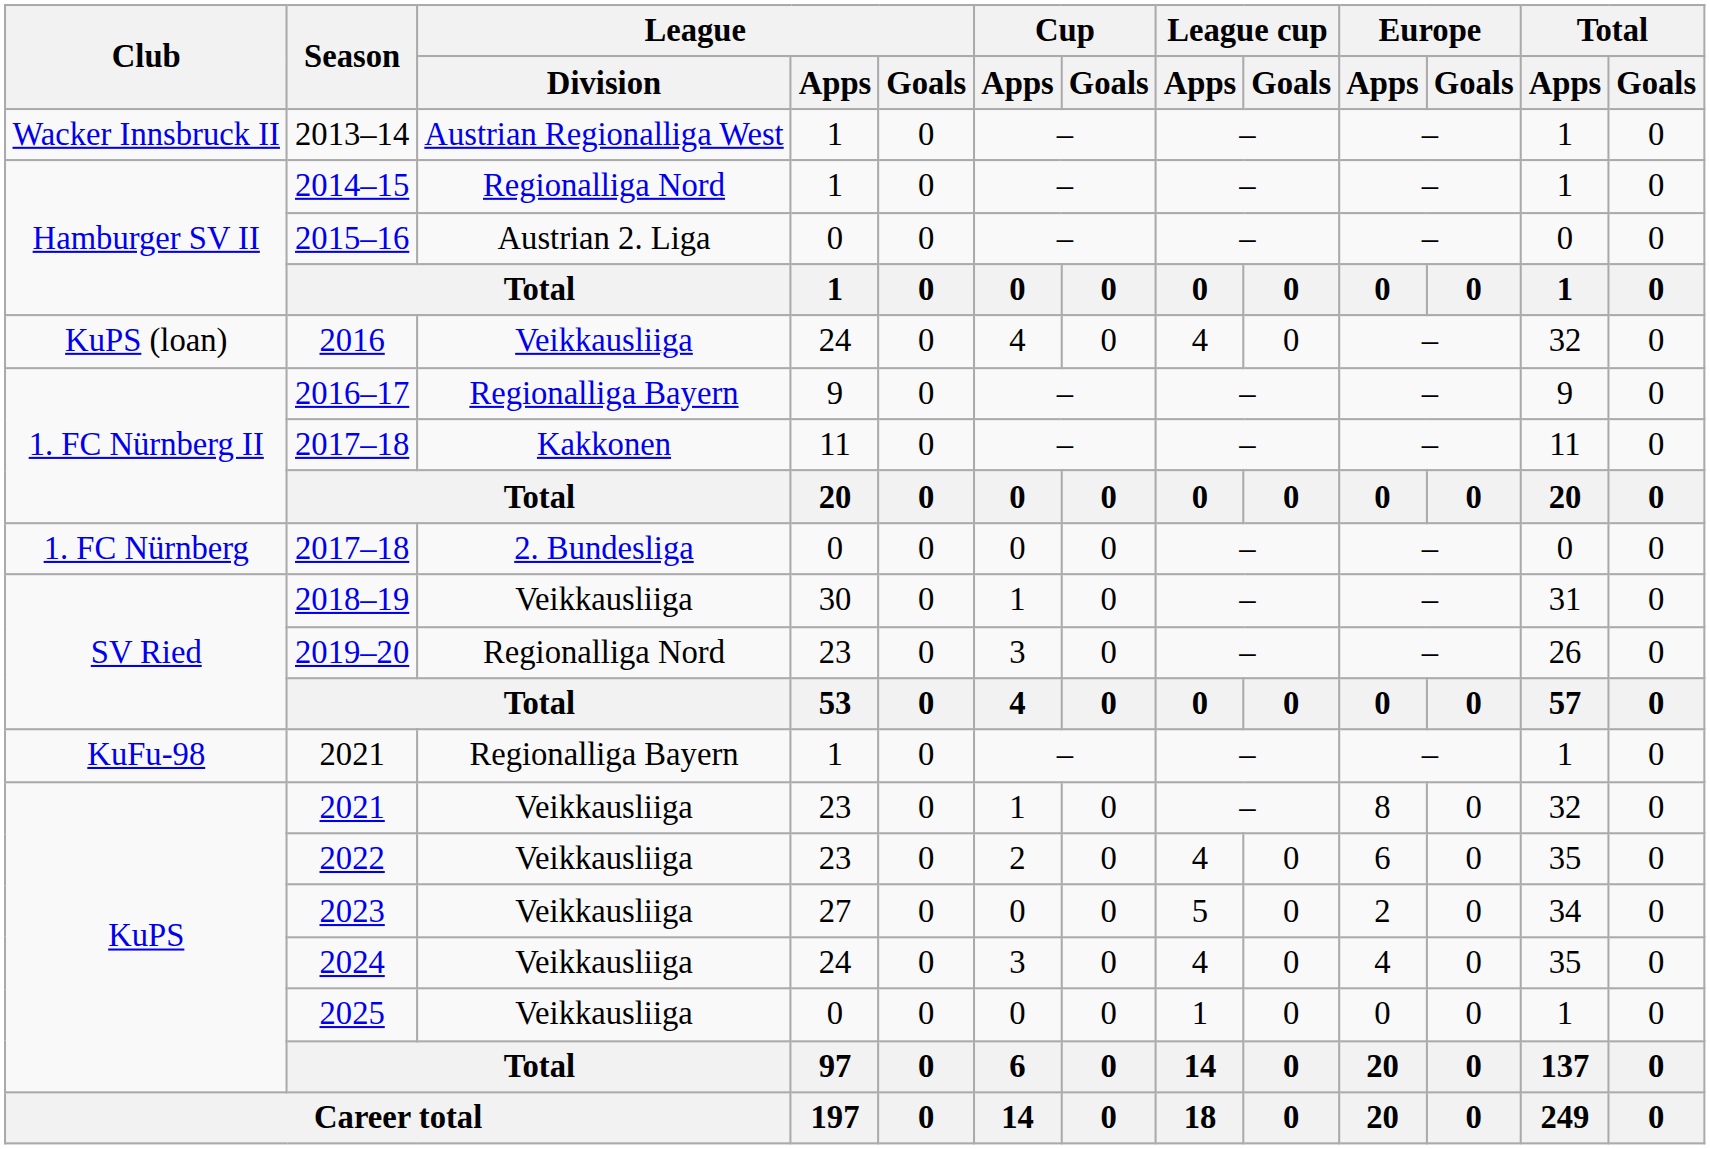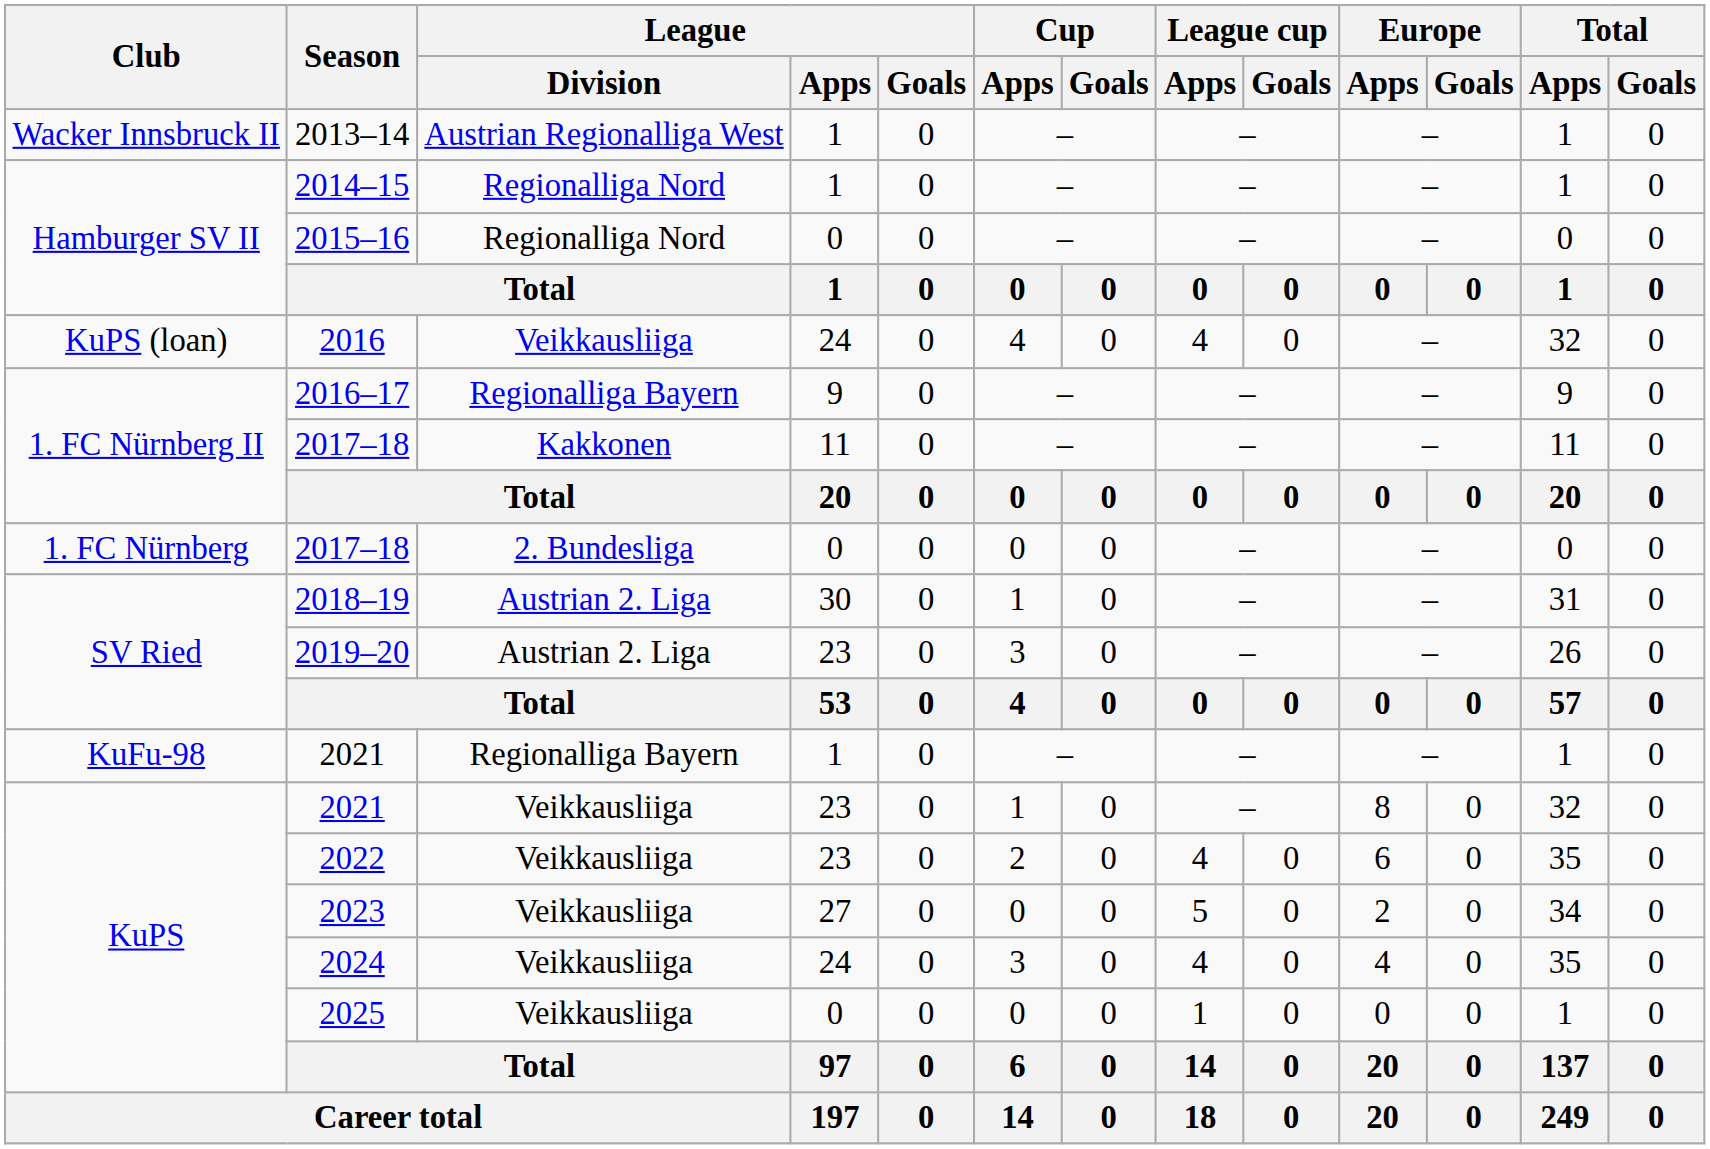(604, 237) Austrian 2. Liga -> (604, 237) Regionalliga Nord
(604, 599) Veikkausliiga -> (604, 599) Austrian 2. Liga
(604, 651) Regionalliga Nord -> (604, 651) Austrian 2. Liga
